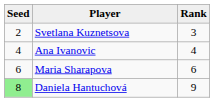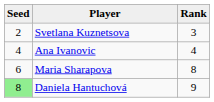(194, 69) 6 -> (194, 69) 8
